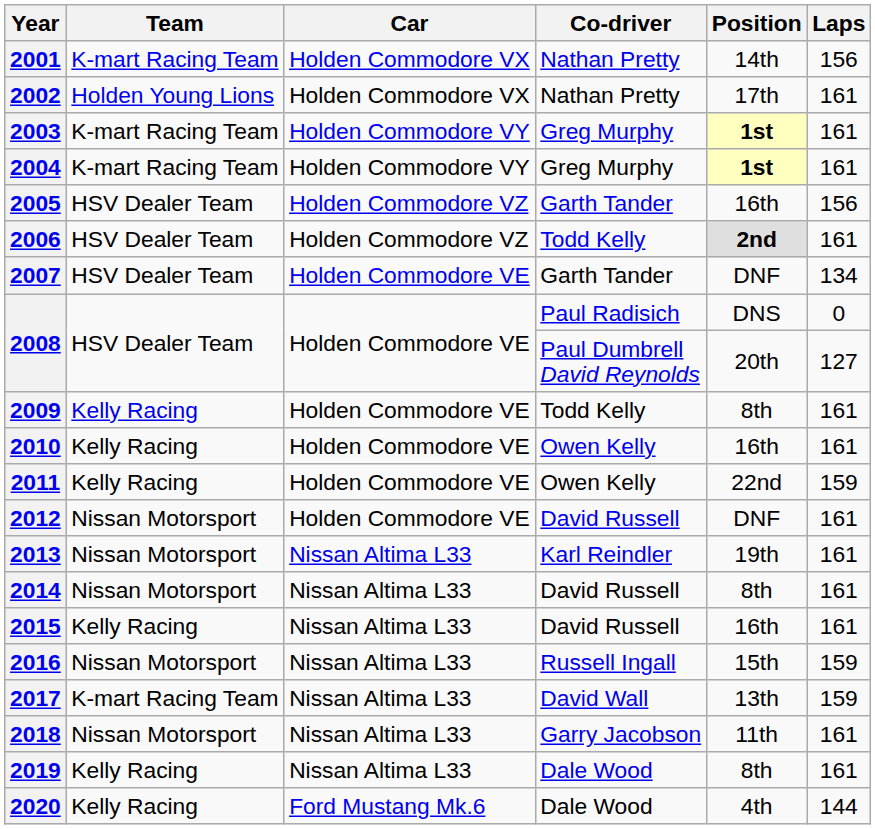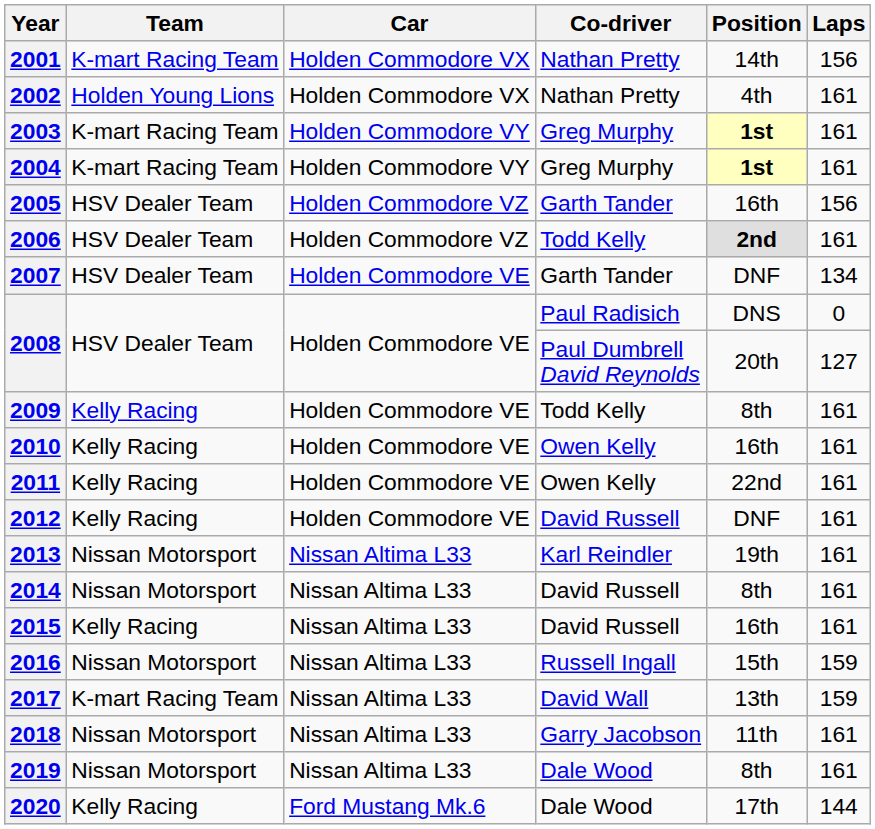(757, 95) 17th -> (757, 95) 4th
(839, 482) 159 -> (839, 482) 161
(164, 518) Nissan Motorsport -> (135, 518) Kelly Racing
(135, 770) Kelly Racing -> (164, 770) Nissan Motorsport
(757, 806) 4th -> (757, 806) 17th
